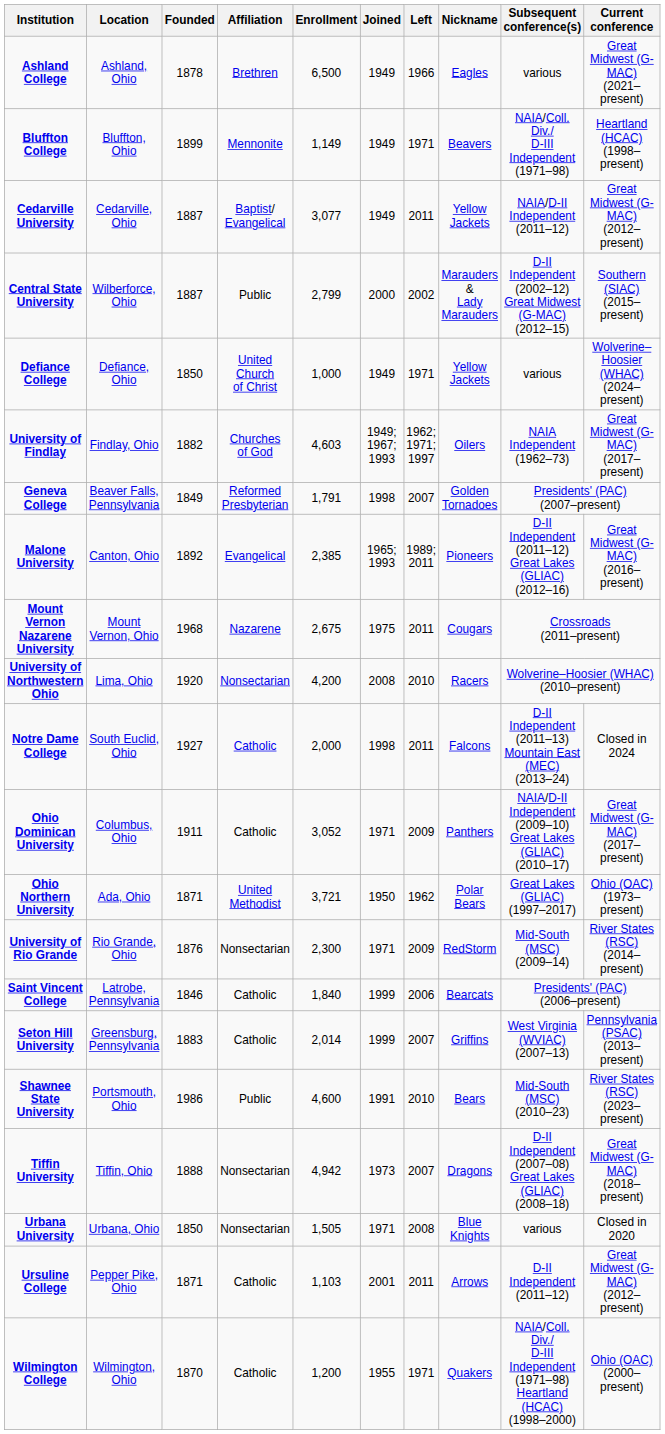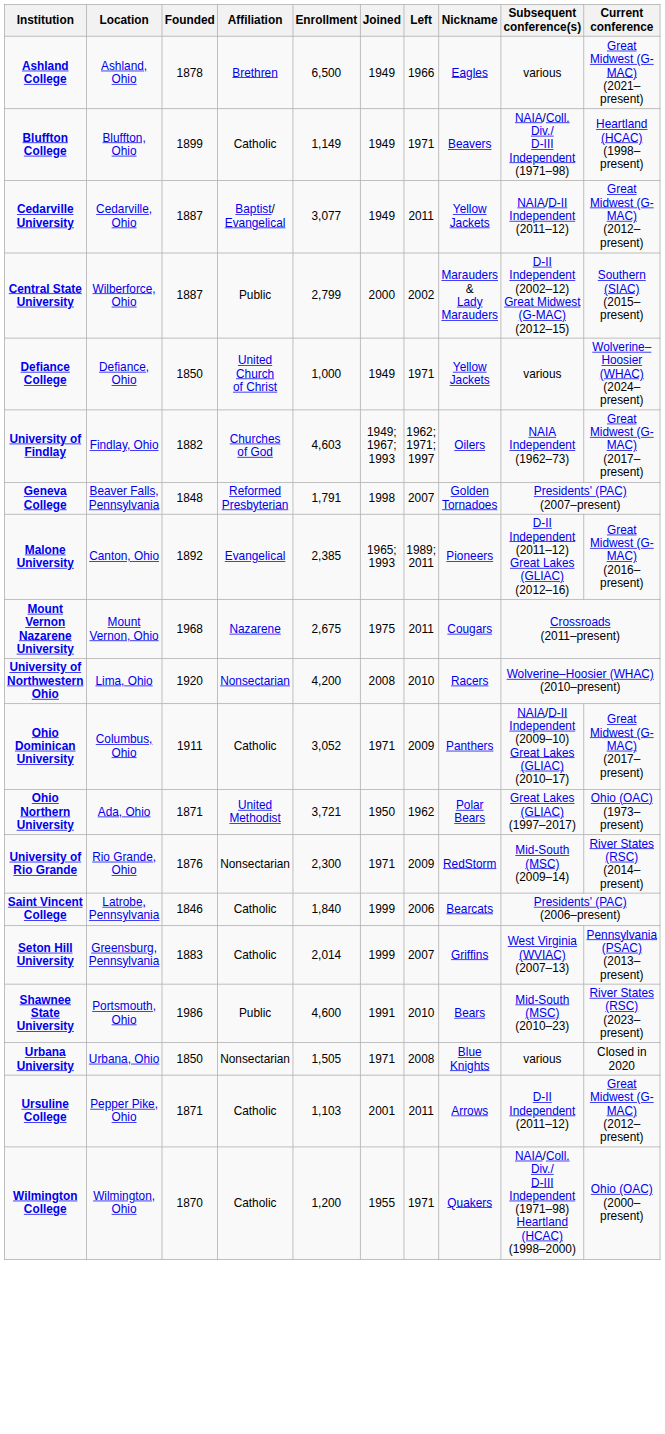(255, 144) Mennonite -> (255, 144) Catholic
(190, 498) 1849 -> (190, 498) 1848
- row: (45, 746)
- row: (45, 1171)
